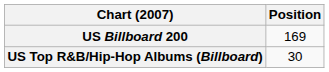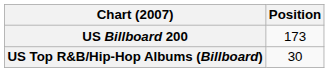(295, 36) 169 -> (295, 36) 173
